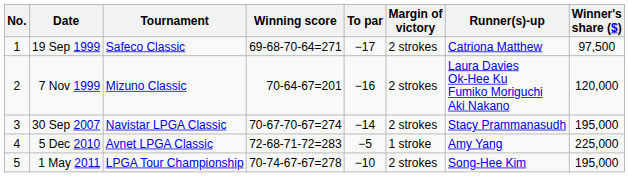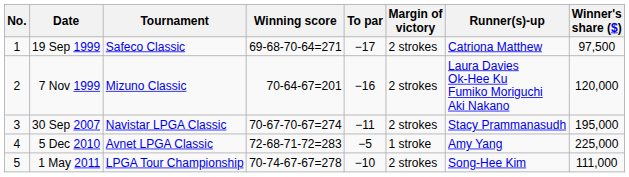(365, 125) −14 -> (365, 125) −11
(597, 163) 195,000 -> (597, 163) 111,000
